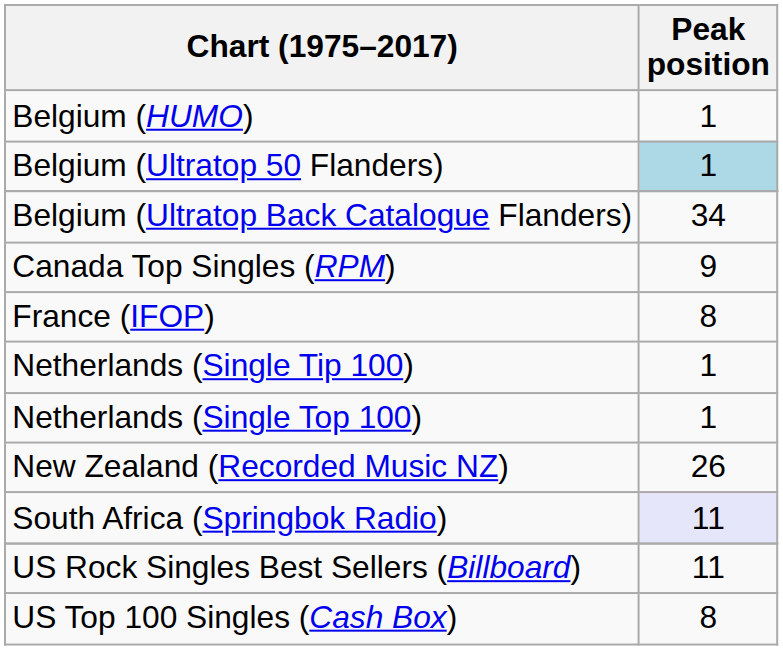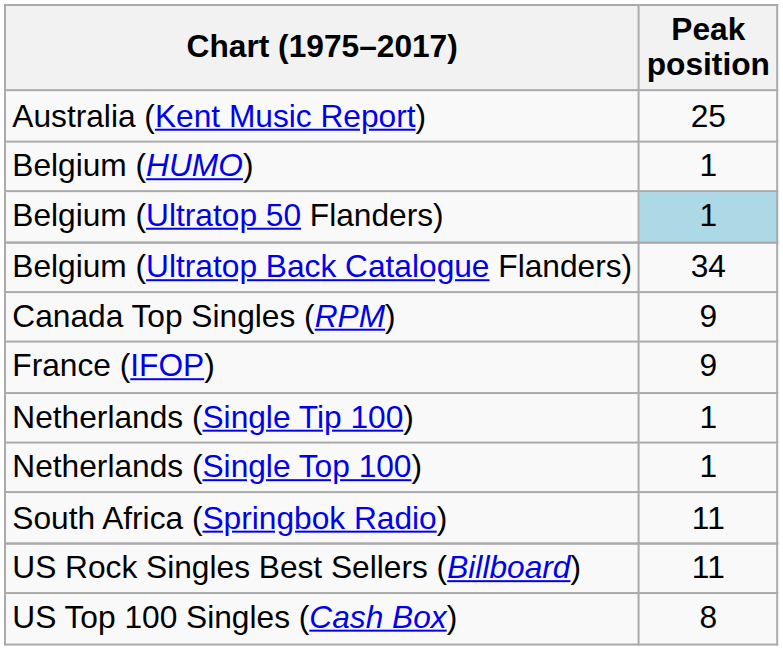+ row: (219, 115)
(708, 316) 8 -> (708, 366) 9
- row: (261, 467)
(708, 517) lavender background -> (708, 517) no background
